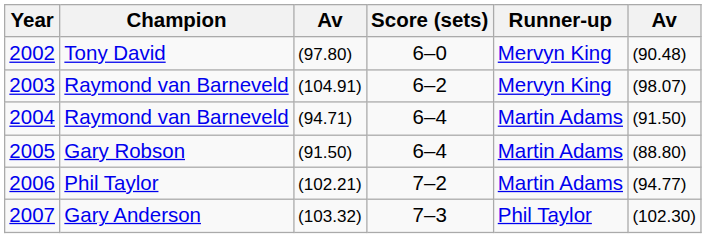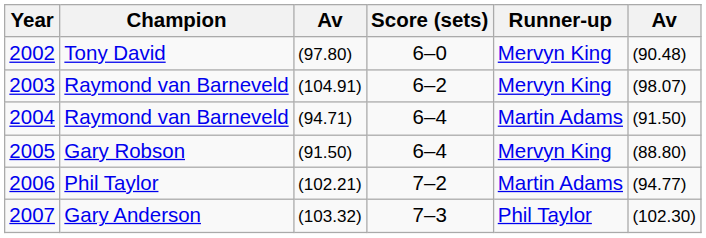(560, 150) Martin Adams -> (555, 150) Mervyn King
